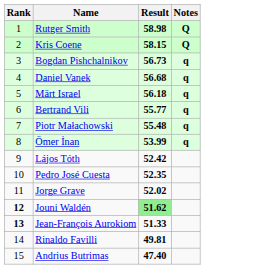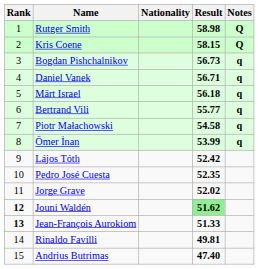+ column: (165, 12)
(155, 77) 56.68 -> (209, 77) 56.71
(155, 126) 55.48 -> (209, 126) 54.58
